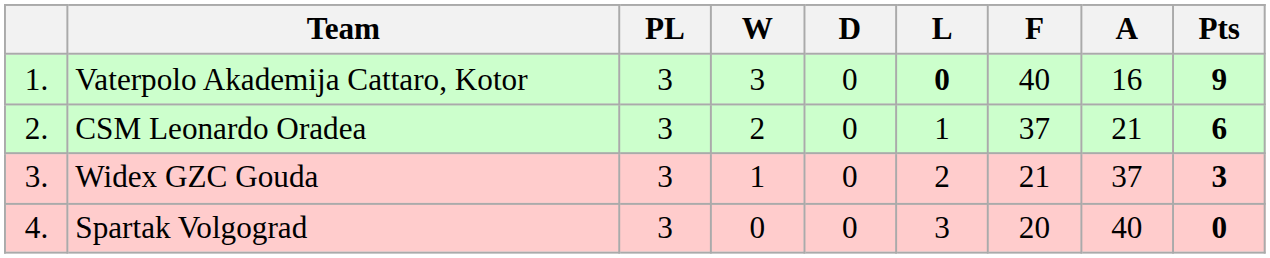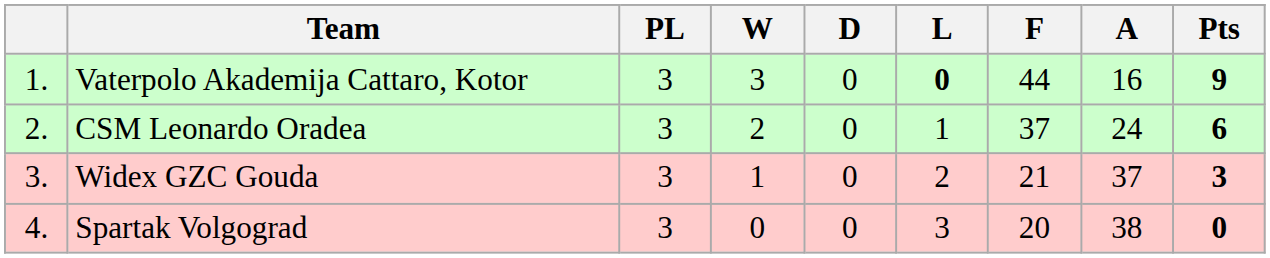(1034, 78) 40 -> (1034, 78) 44
(1127, 128) 21 -> (1127, 128) 24
(1127, 227) 40 -> (1127, 227) 38
